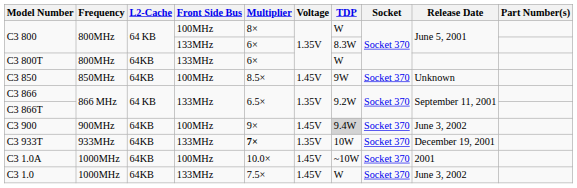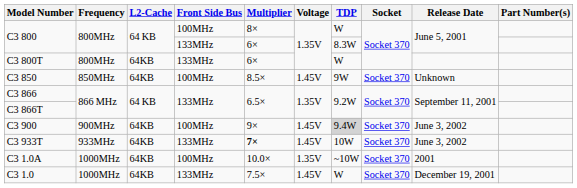(309, 142) 1.35V -> (309, 142) 1.45V
(455, 142) December 19, 2001 -> (440, 142) June 3, 2002
(309, 158) 1.45V -> (309, 158) 1.35V
(440, 175) June 3, 2002 -> (455, 175) December 19, 2001
